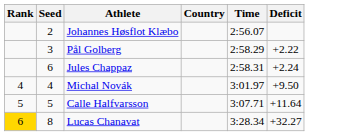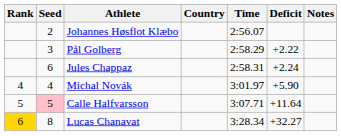+ column: (321, 13)
(286, 85) +9.50 -> (286, 85) +5.90
(50, 103) no background -> (50, 103) pink background
